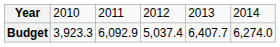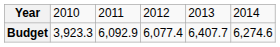(163, 32) 5,037.4 -> (163, 32) 6,077.4
(253, 32) 6,274.0 -> (253, 32) 6,274.6
